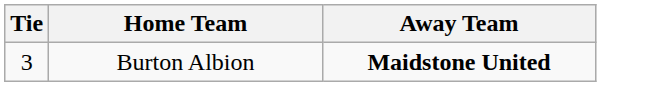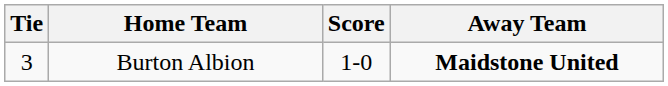+ column: (356, 23)
